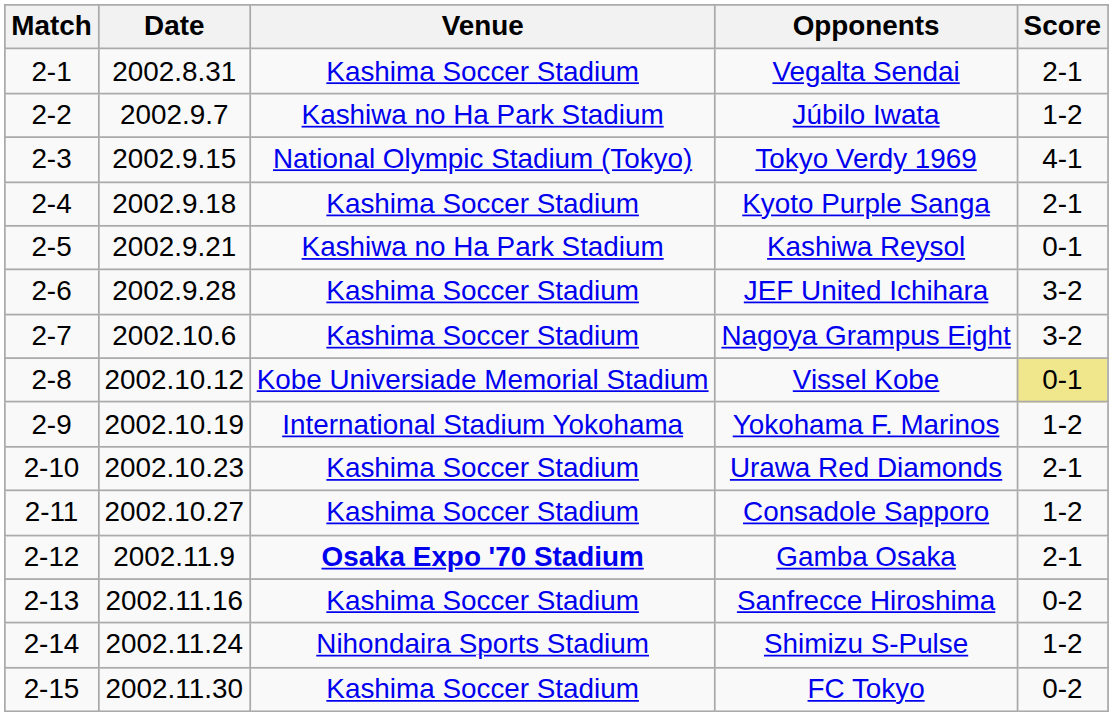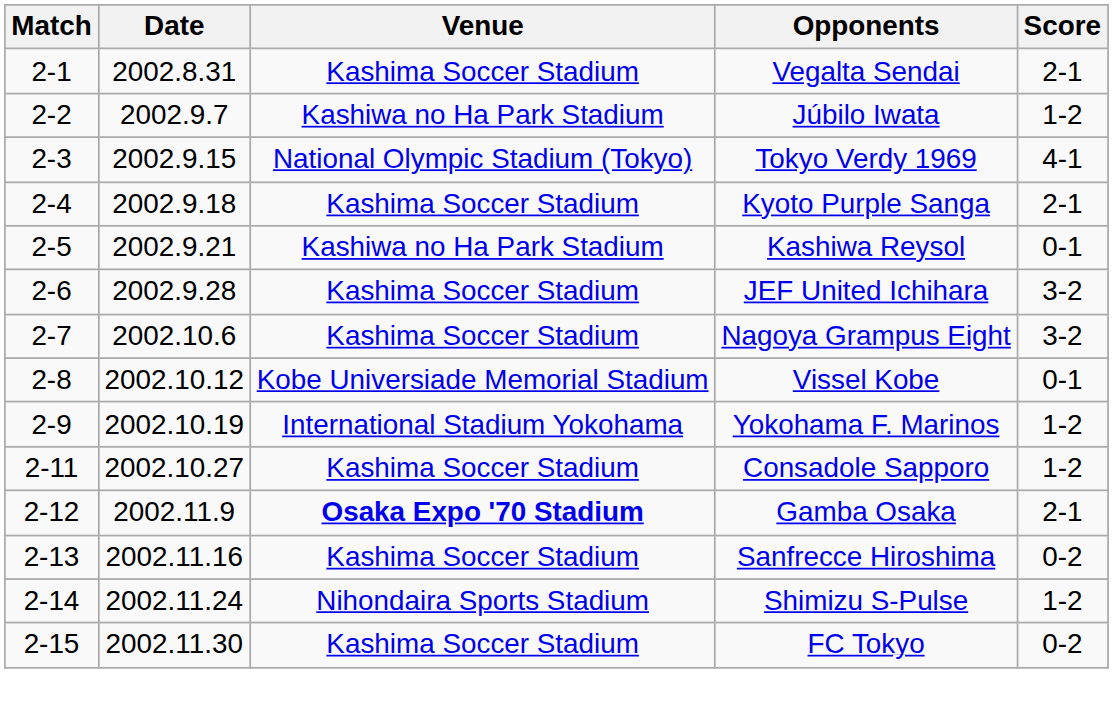(1062, 379) khaki background -> (1062, 379) no background
- row: (866, 468)
